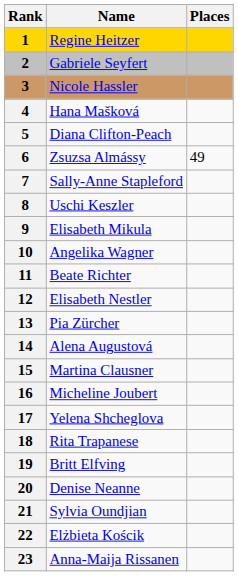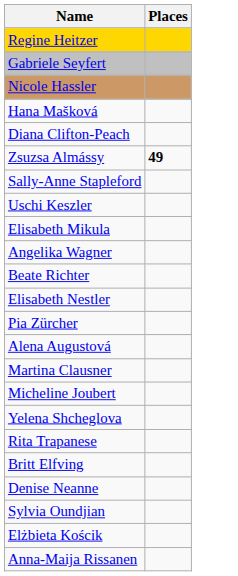- column: (25, 16)
(197, 157) normal -> (156, 157) bold
